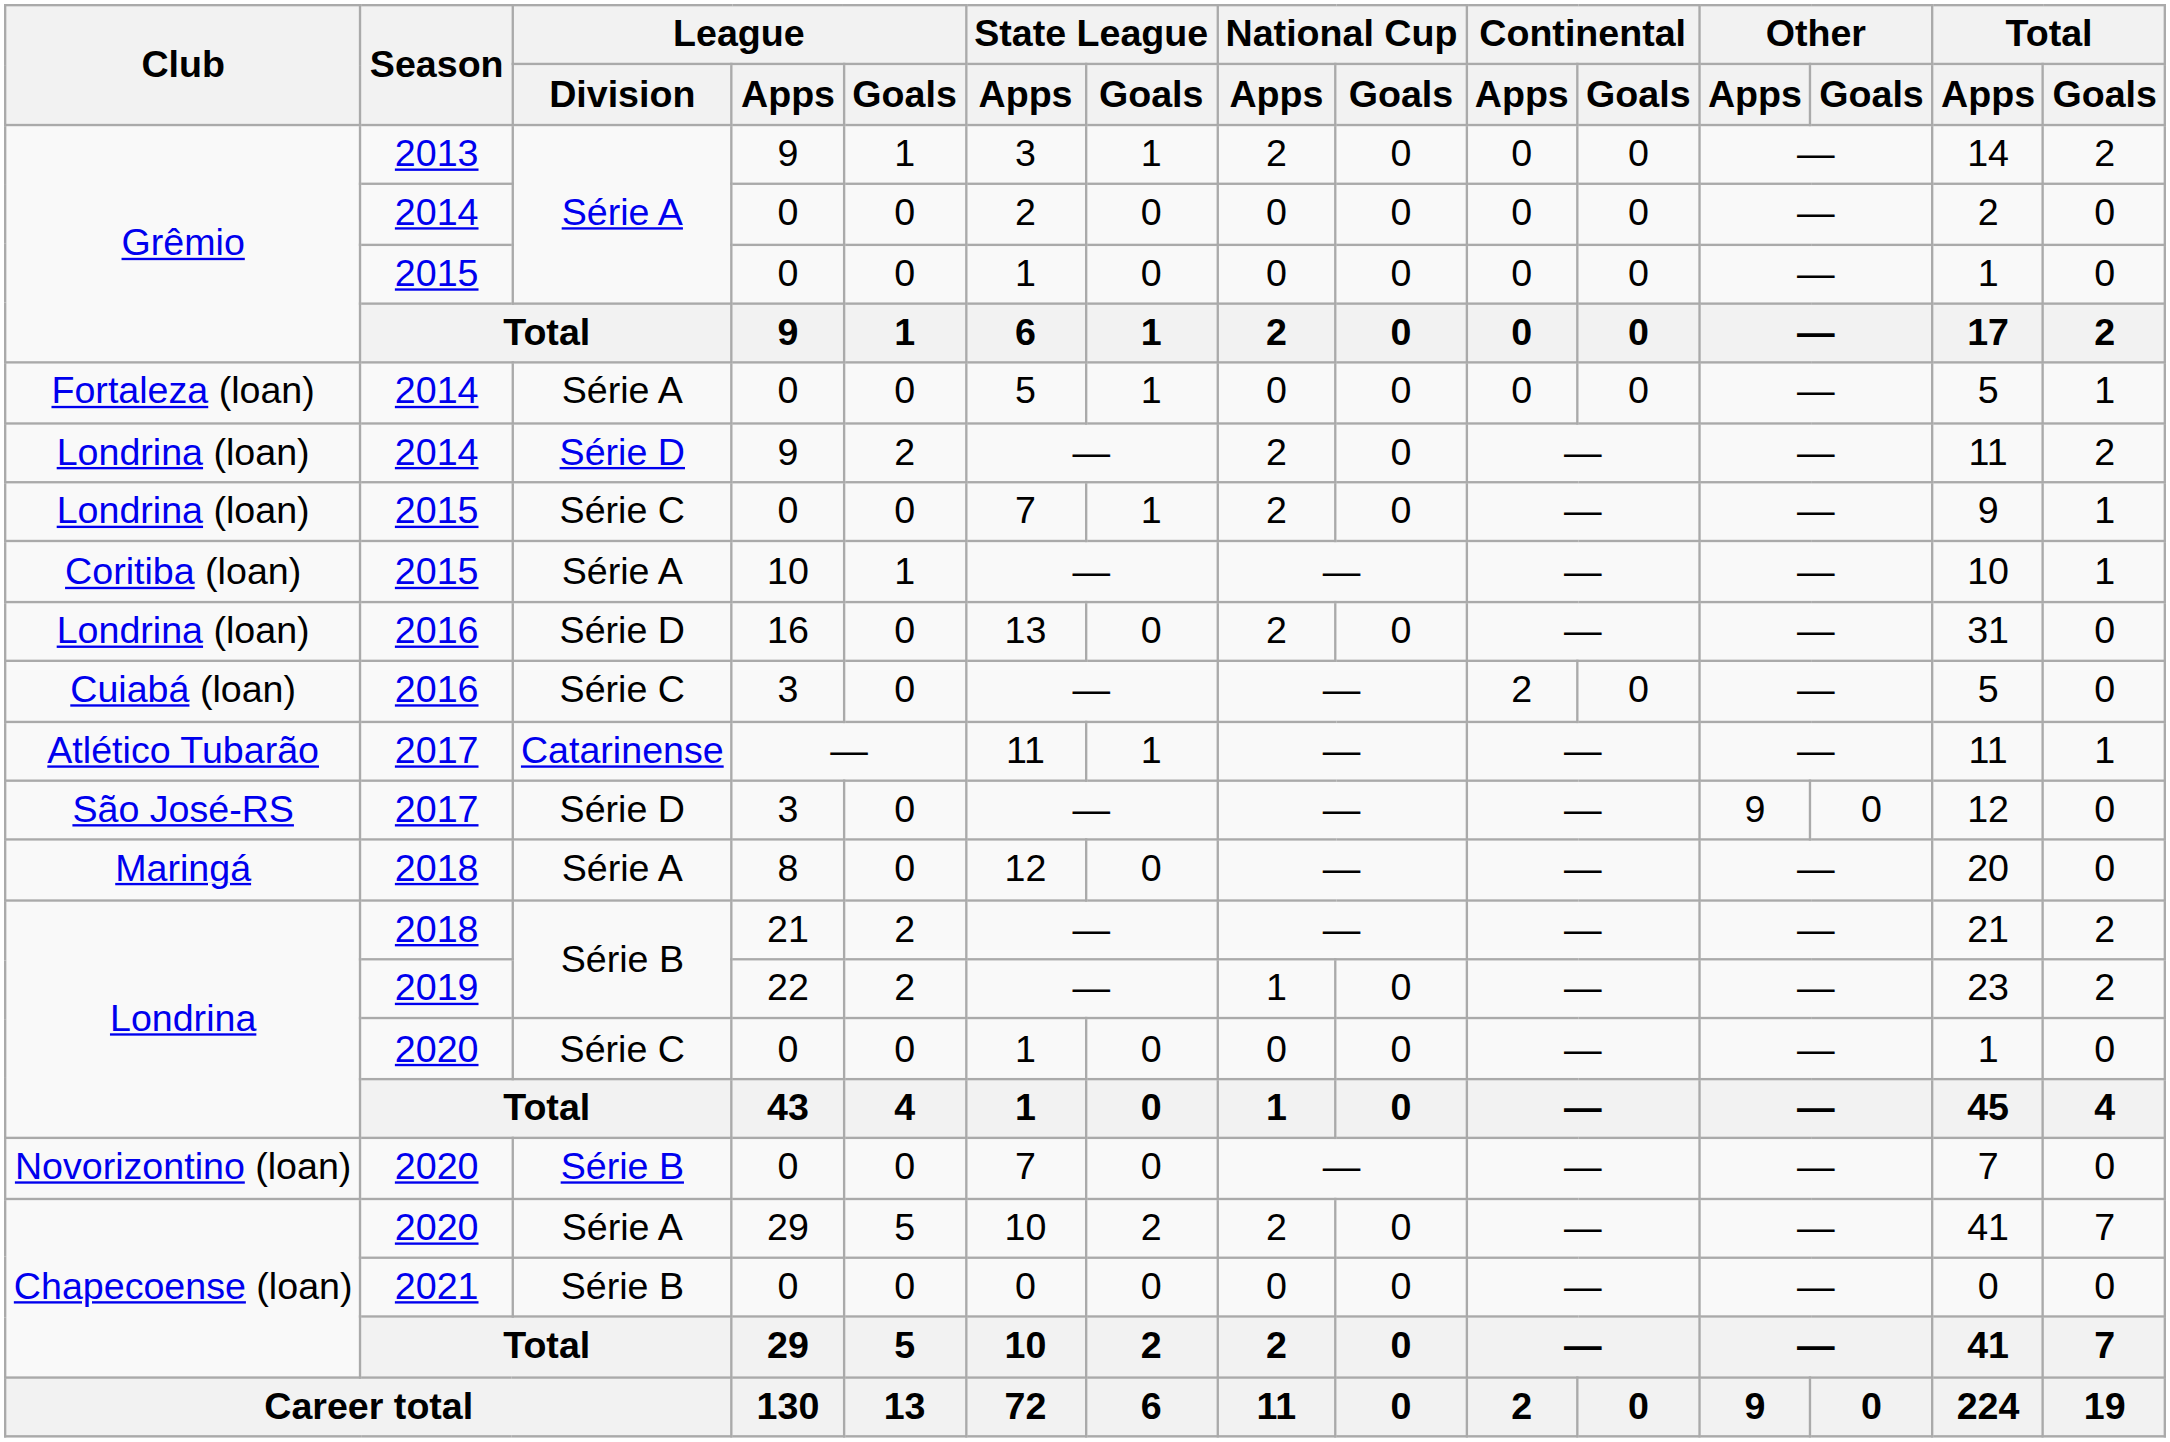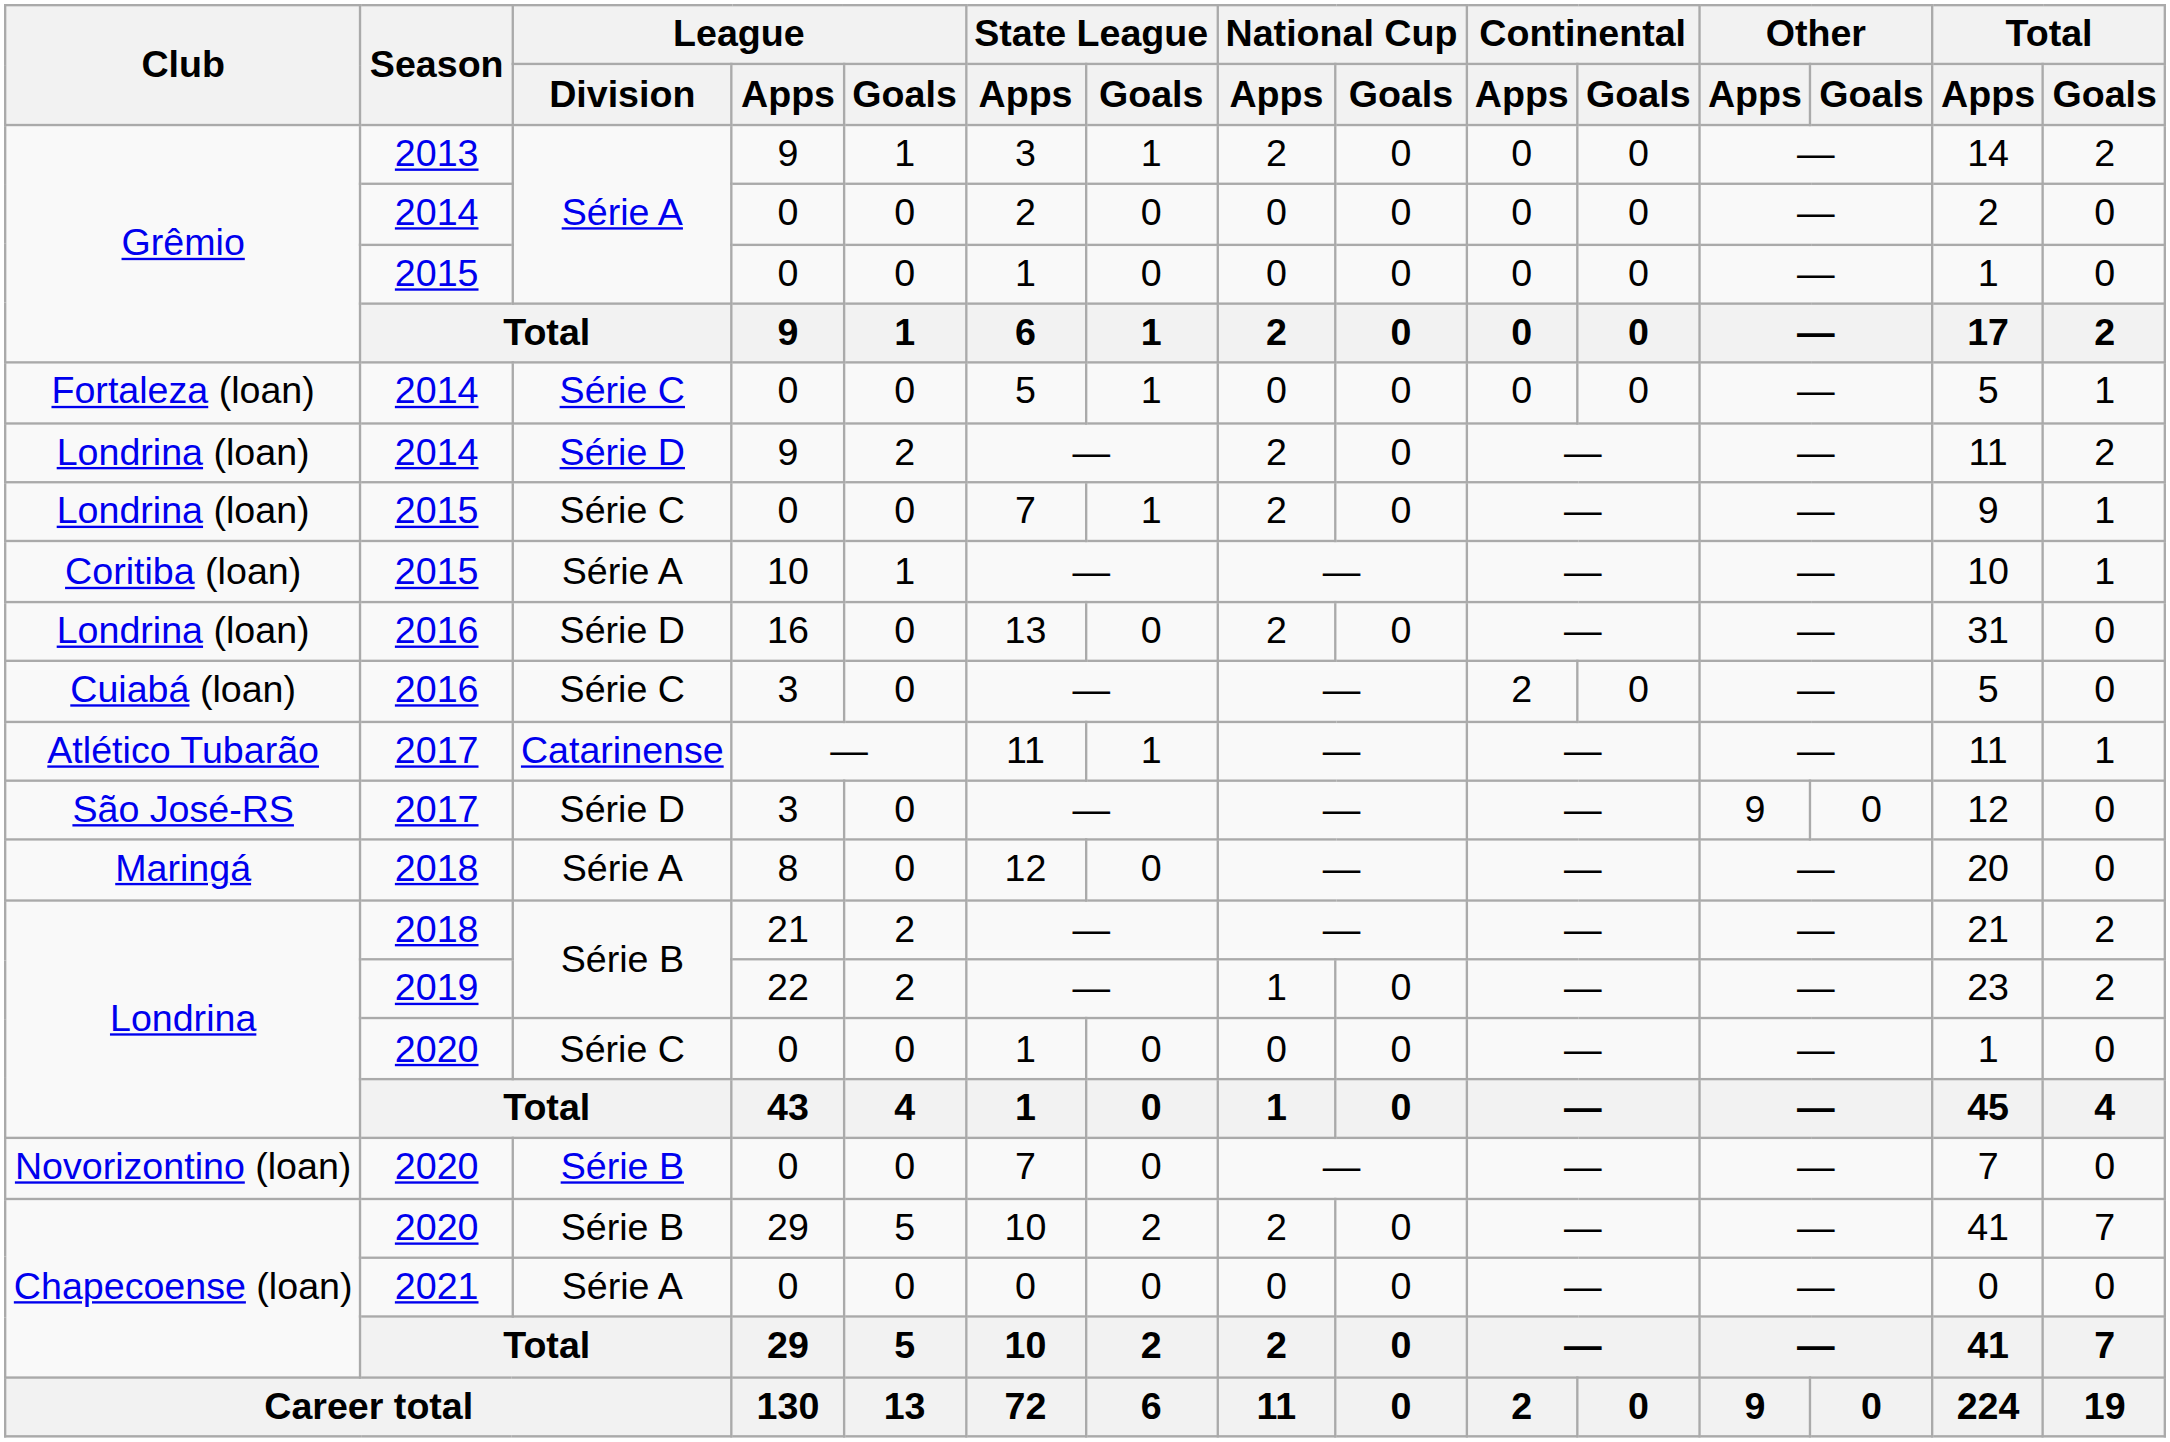(622, 392) Série A -> (622, 392) Série C
(622, 1226) Série A -> (622, 1226) Série B
(622, 1286) Série B -> (622, 1286) Série A
